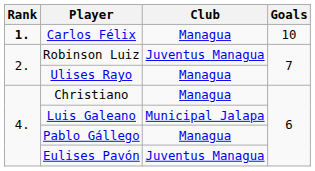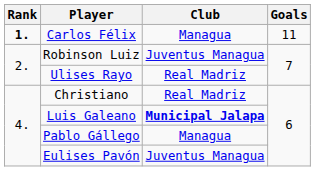(289, 35) 10 -> (289, 35) 11
(205, 75) Managua -> (205, 75) Real Madriz
(205, 95) Managua -> (205, 95) Real Madriz
(205, 115) normal -> (205, 115) bold
